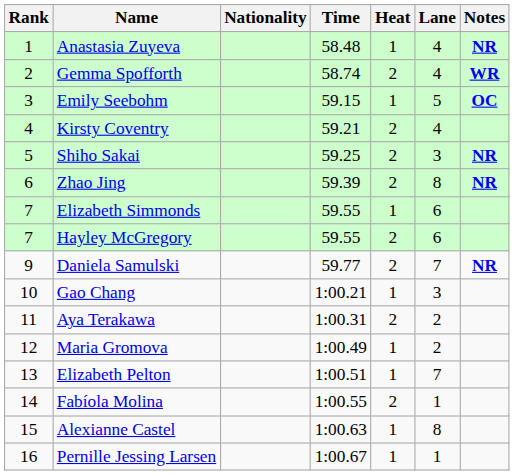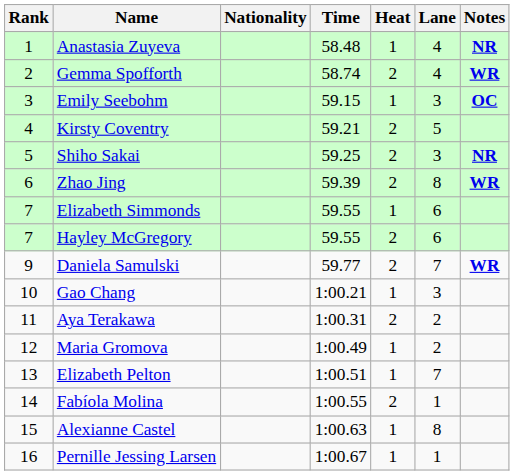(437, 100) 5 -> (437, 100) 3
(437, 127) 4 -> (437, 127) 5
(484, 182) NR -> (484, 182) WR
(484, 264) NR -> (484, 264) WR
